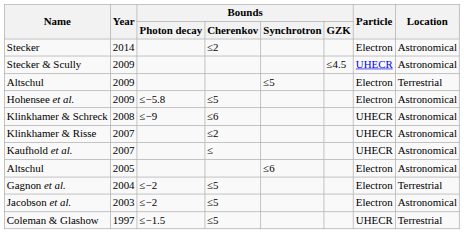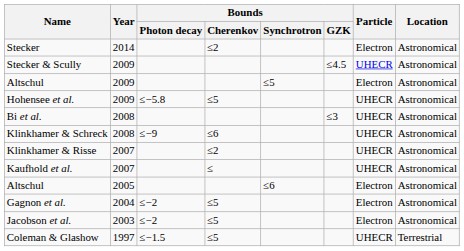(420, 82) Terrestrial -> (427, 82) Astronomical
(374, 99) Electron -> (374, 99) UHECR
+ row: (24, 116)
(420, 185) Terrestrial -> (427, 202) Astronomical
